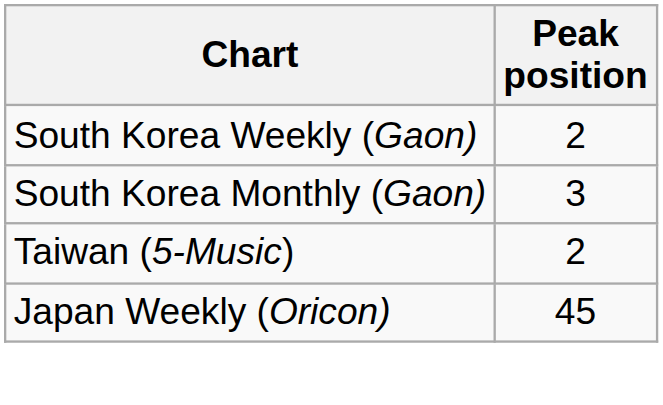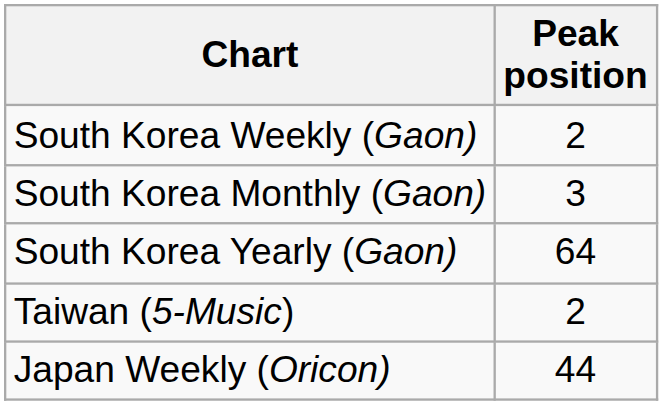+ row: (236, 252)
(575, 311) 45 -> (575, 370) 44
